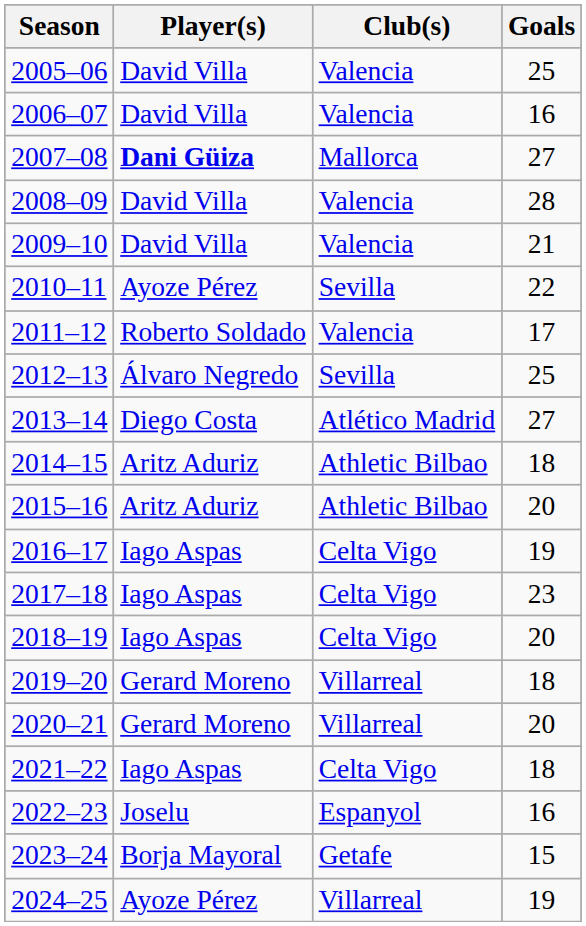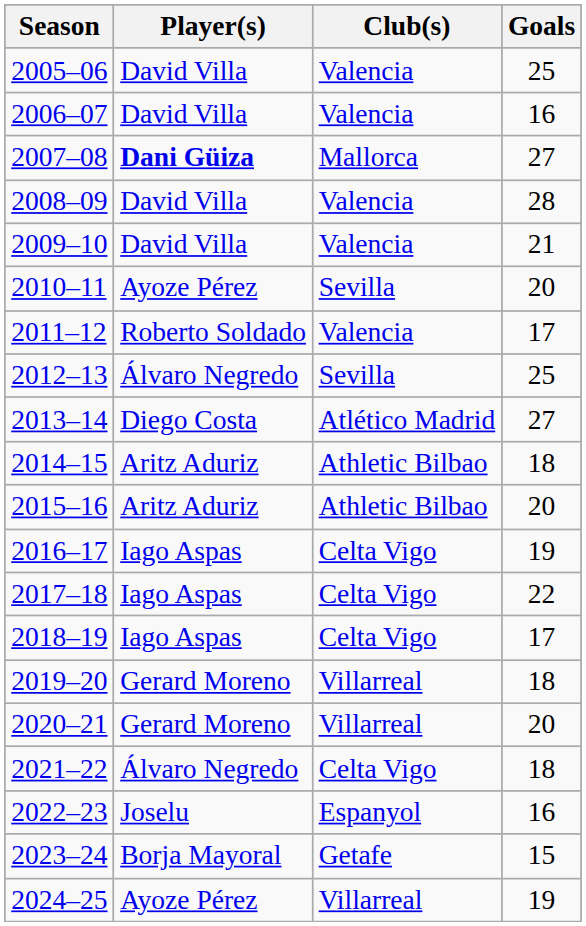(542, 288) 22 -> (542, 288) 20
(542, 593) 23 -> (542, 593) 22
(542, 637) 20 -> (542, 637) 17
(181, 768) Iago Aspas -> (209, 768) Álvaro Negredo
